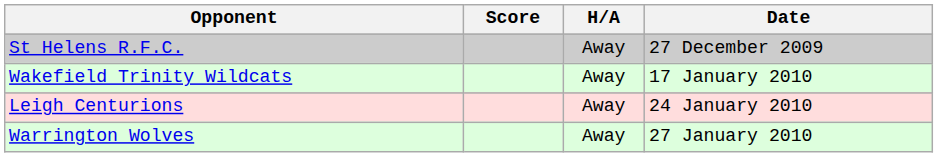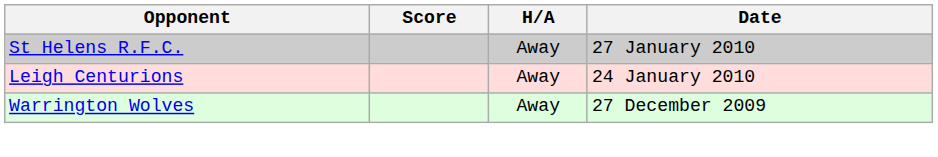(736, 49) 27 December 2009 -> (674, 49) 27 January 2010
- row: (151, 78)
(731, 137) 27 January 2010 -> (679, 108) 27 December 2009
